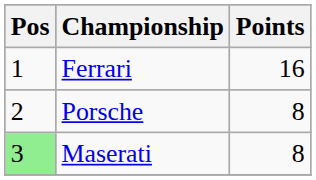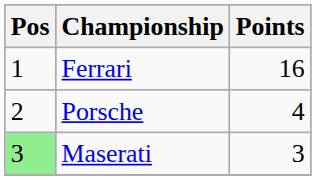(298, 111) 8 -> (298, 111) 4
(298, 153) 8 -> (298, 153) 3
